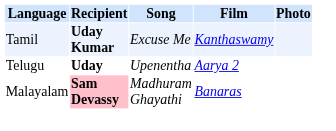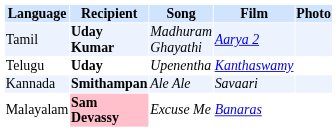(160, 39) Excuse Me -> (181, 39) Madhuram Ghayathi
(234, 39) Kanthaswamy -> (237, 39) Aarya 2
(217, 65) Aarya 2 -> (254, 65) Kanthaswamy
+ row: (30, 84)
(161, 91) Madhuram Ghayathi -> (180, 110) Excuse Me
